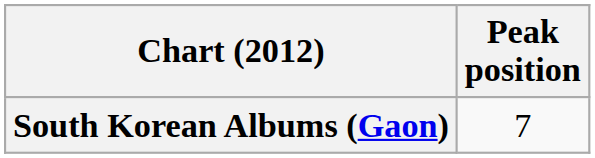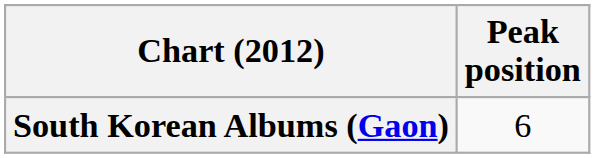(523, 124) 7 -> (523, 124) 6
